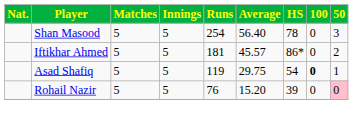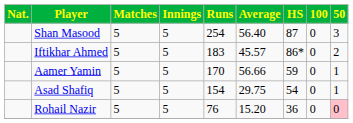(292, 33) 78 -> (292, 33) 87
(216, 52) 181 -> (216, 52) 183
+ row: (68, 71)
(215, 71) 119 -> (216, 90) 154
(313, 71) bold -> (313, 90) normal
(292, 90) 39 -> (292, 109) 36
